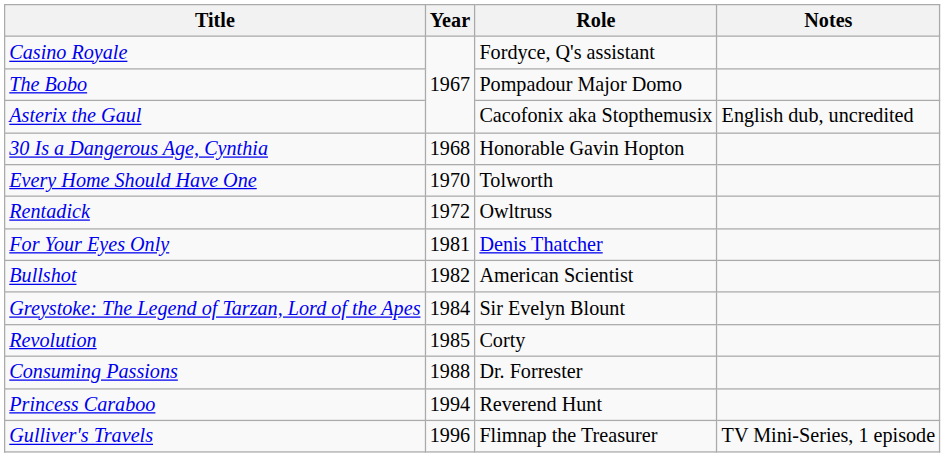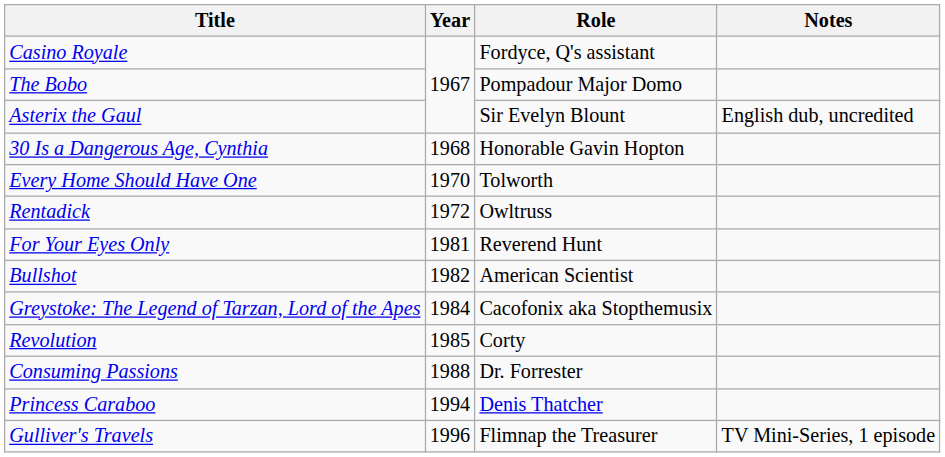(596, 116) Cacofonix aka Stopthemusix -> (552, 116) Sir Evelyn Blount
(541, 244) Denis Thatcher -> (541, 244) Reverend Hunt
(552, 308) Sir Evelyn Blount -> (596, 308) Cacofonix aka Stopthemusix
(541, 404) Reverend Hunt -> (541, 404) Denis Thatcher
